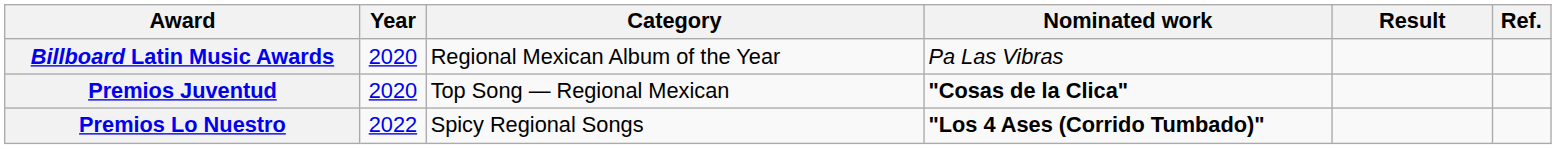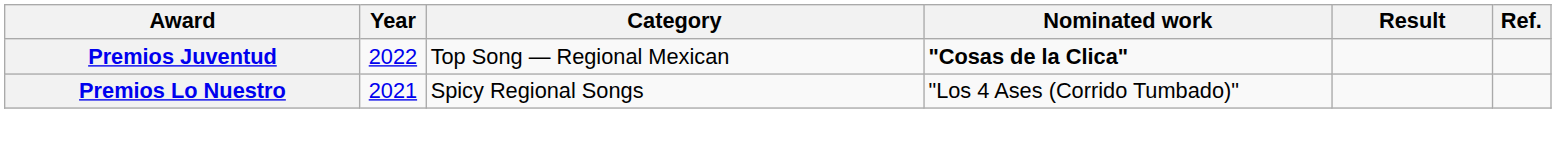- row: (182, 56)
(393, 90) 2020 -> (393, 56) 2022
(393, 125) 2022 -> (393, 90) 2021
(1097, 125) bold -> (1084, 90) normal
